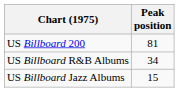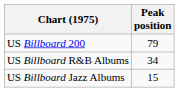(153, 43) 81 -> (153, 43) 79
